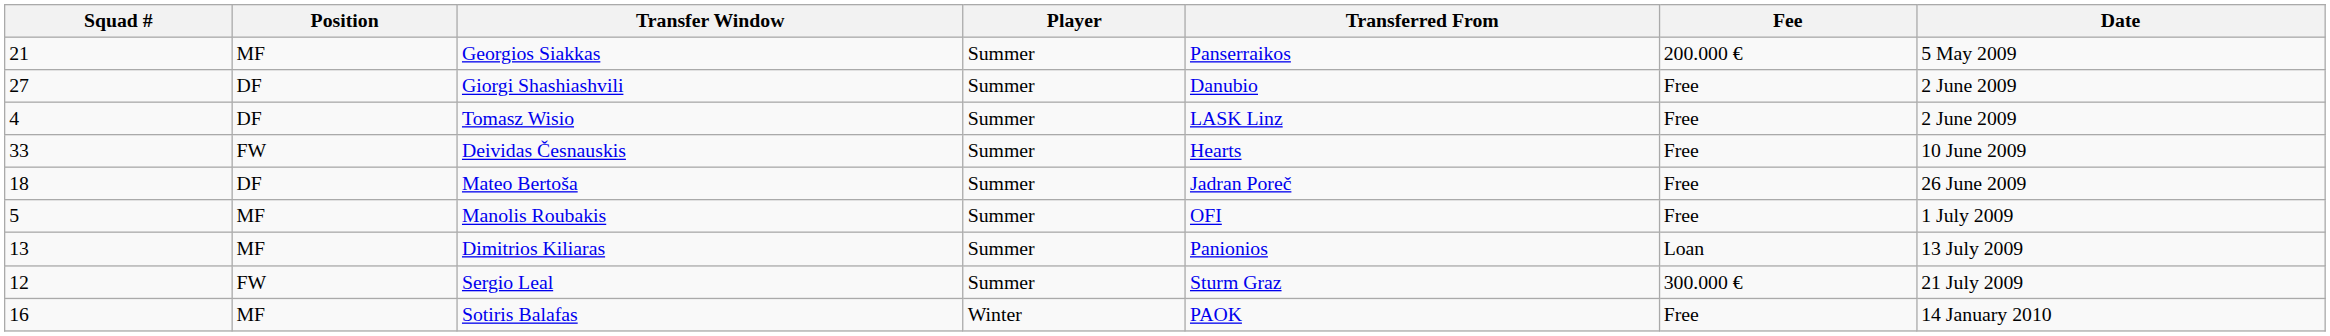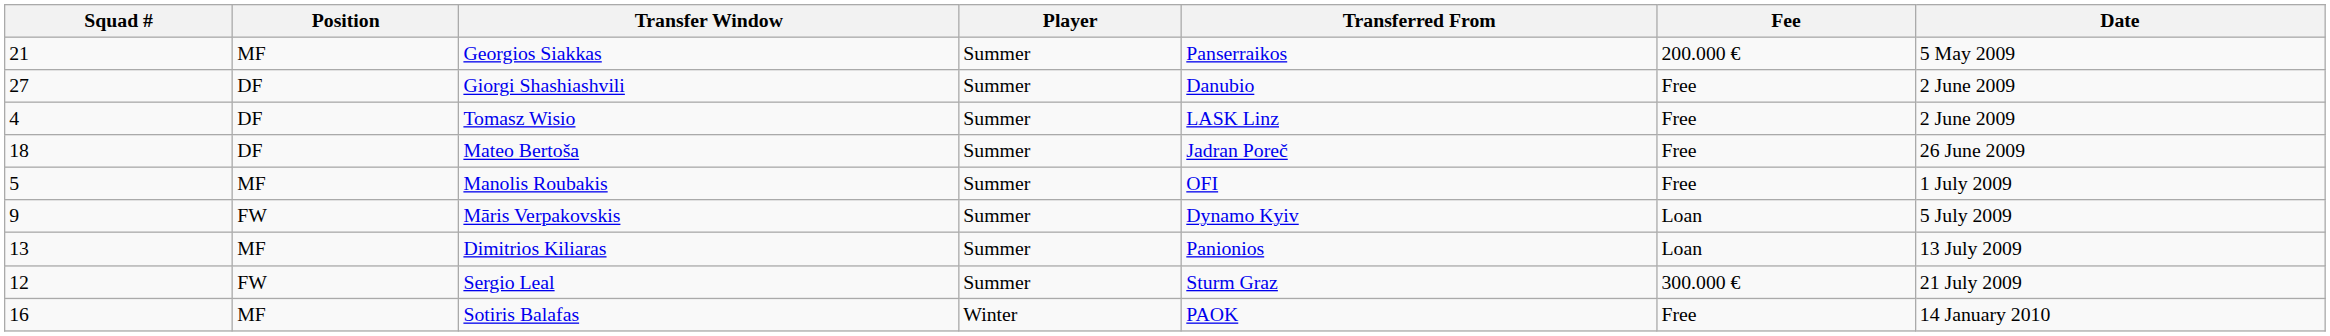- row: (544, 151)
+ row: (542, 216)
